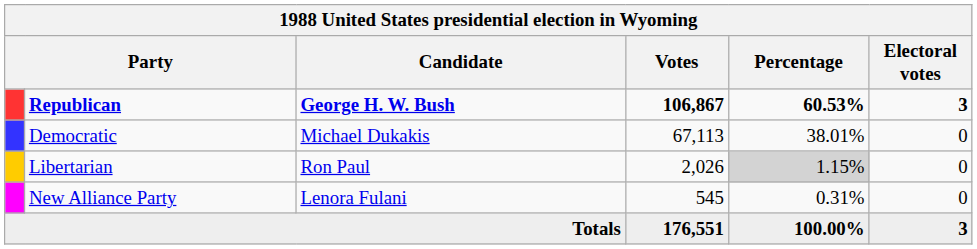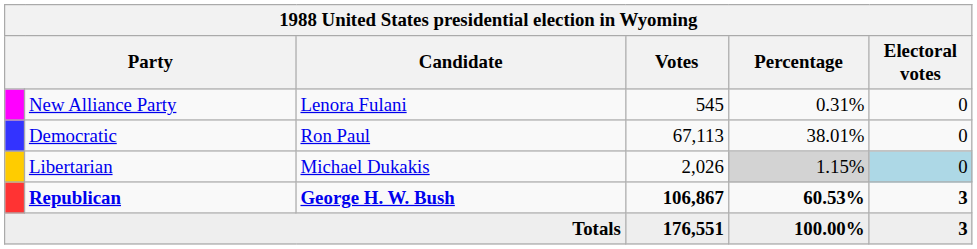rows swapped: (75, 104) <-> (103, 197)
(365, 135) Michael Dukakis -> (335, 135) Ron Paul
(335, 166) Ron Paul -> (365, 166) Michael Dukakis
(963, 166) no background -> (963, 166) lightblue background
